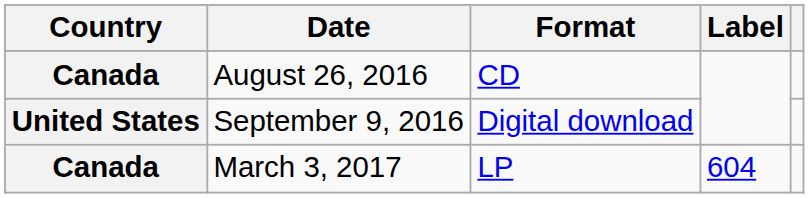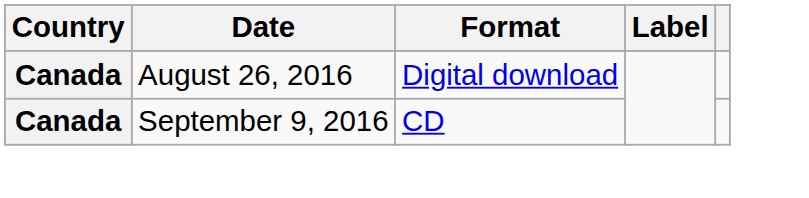(499, 74) CD -> (510, 74) Digital download
(106, 121) United States -> (68, 121) Canada
(585, 121) Digital download -> (423, 121) CD
- row: (308, 167)
